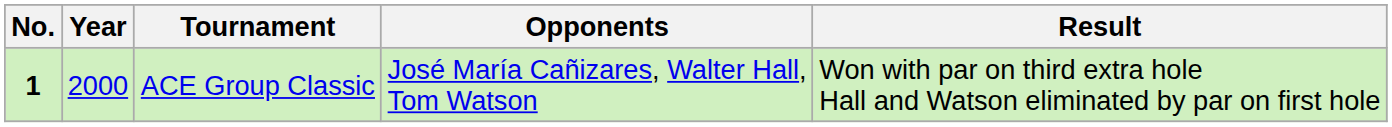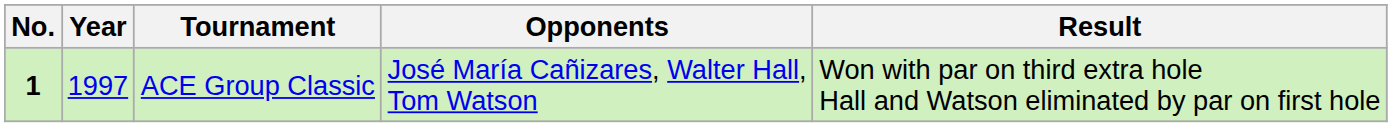(98, 85) 2000 -> (98, 85) 1997
